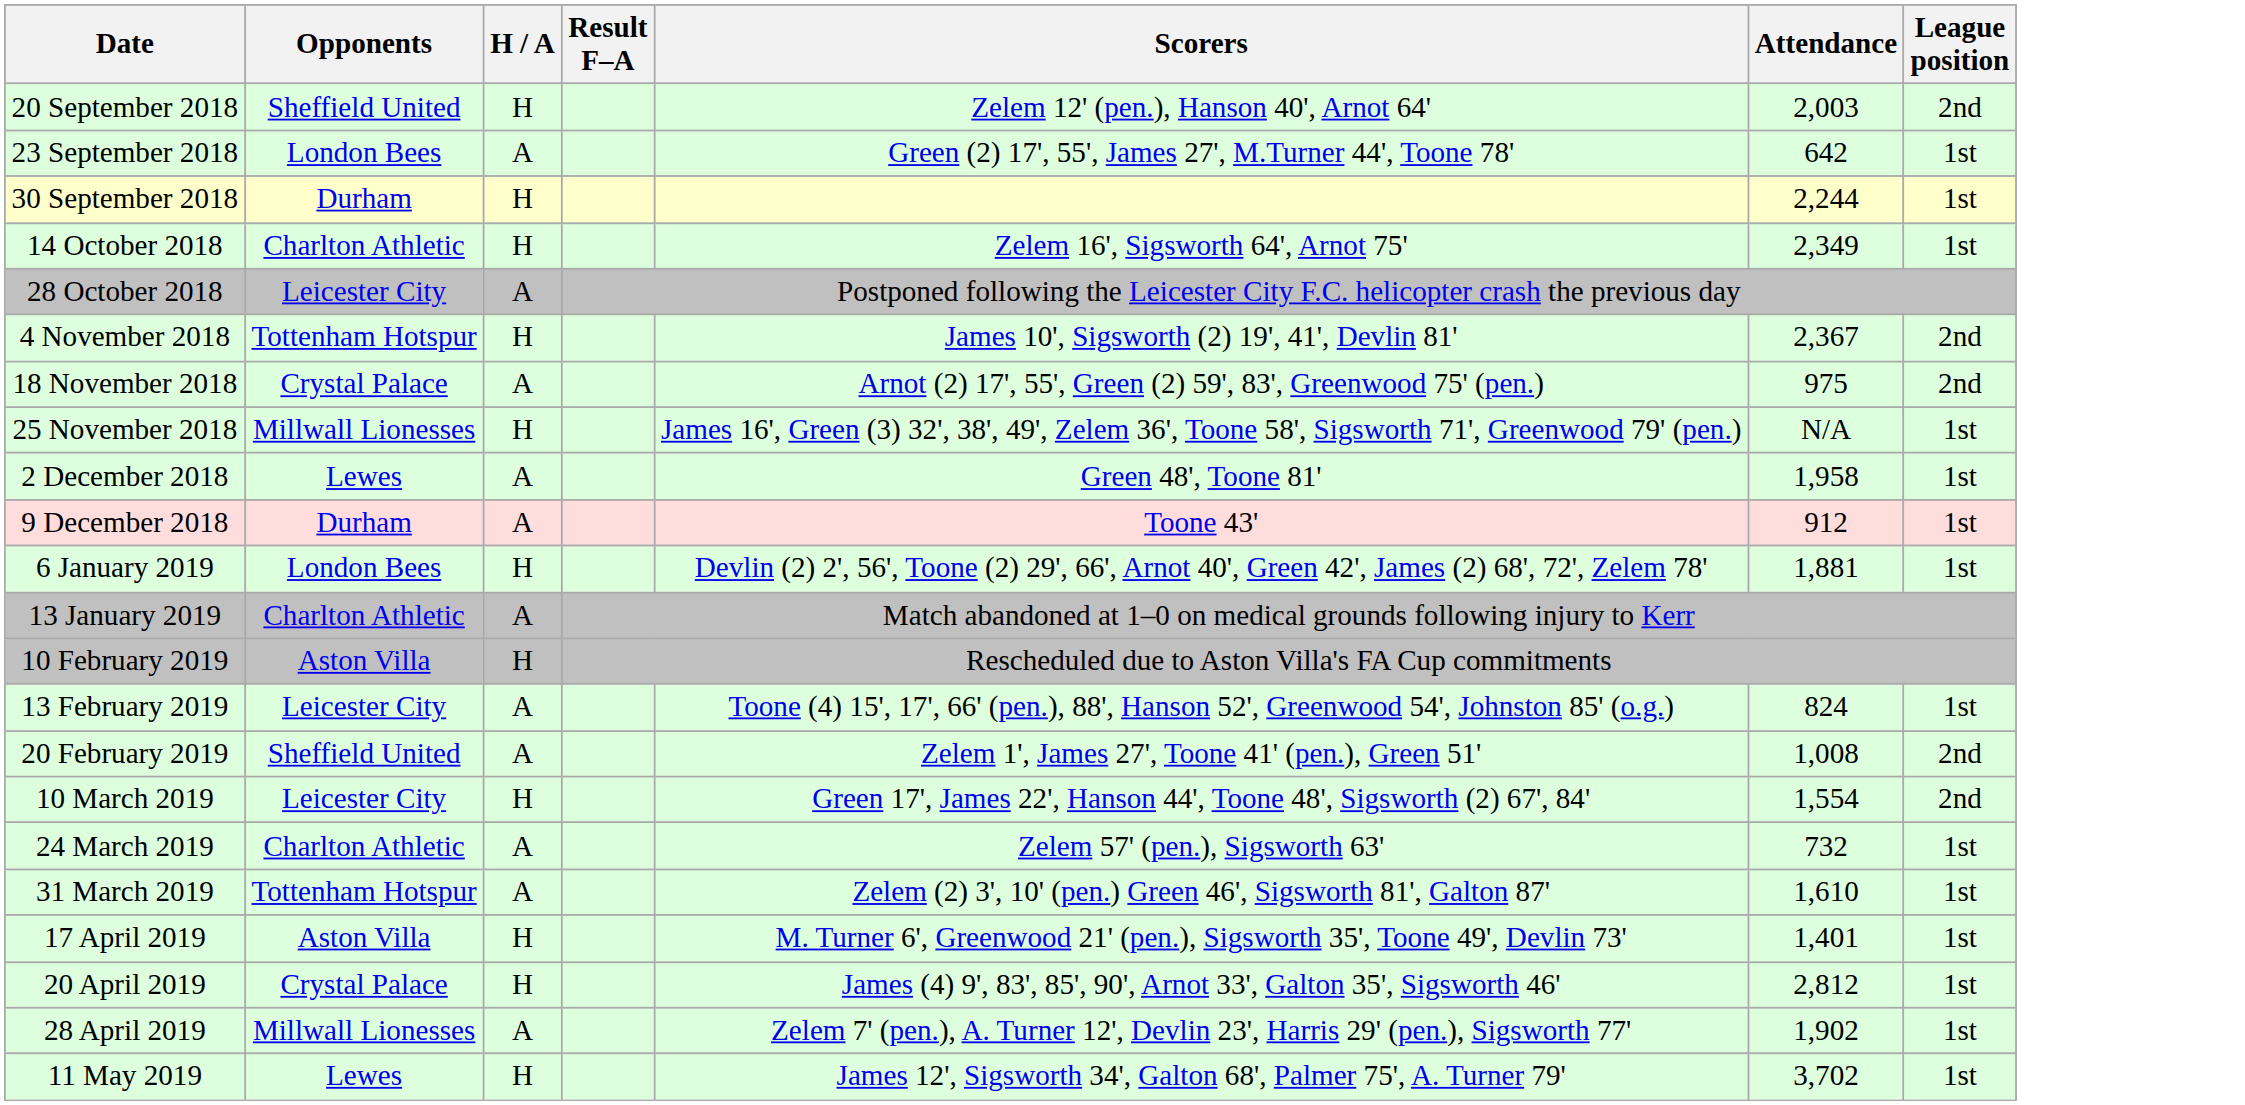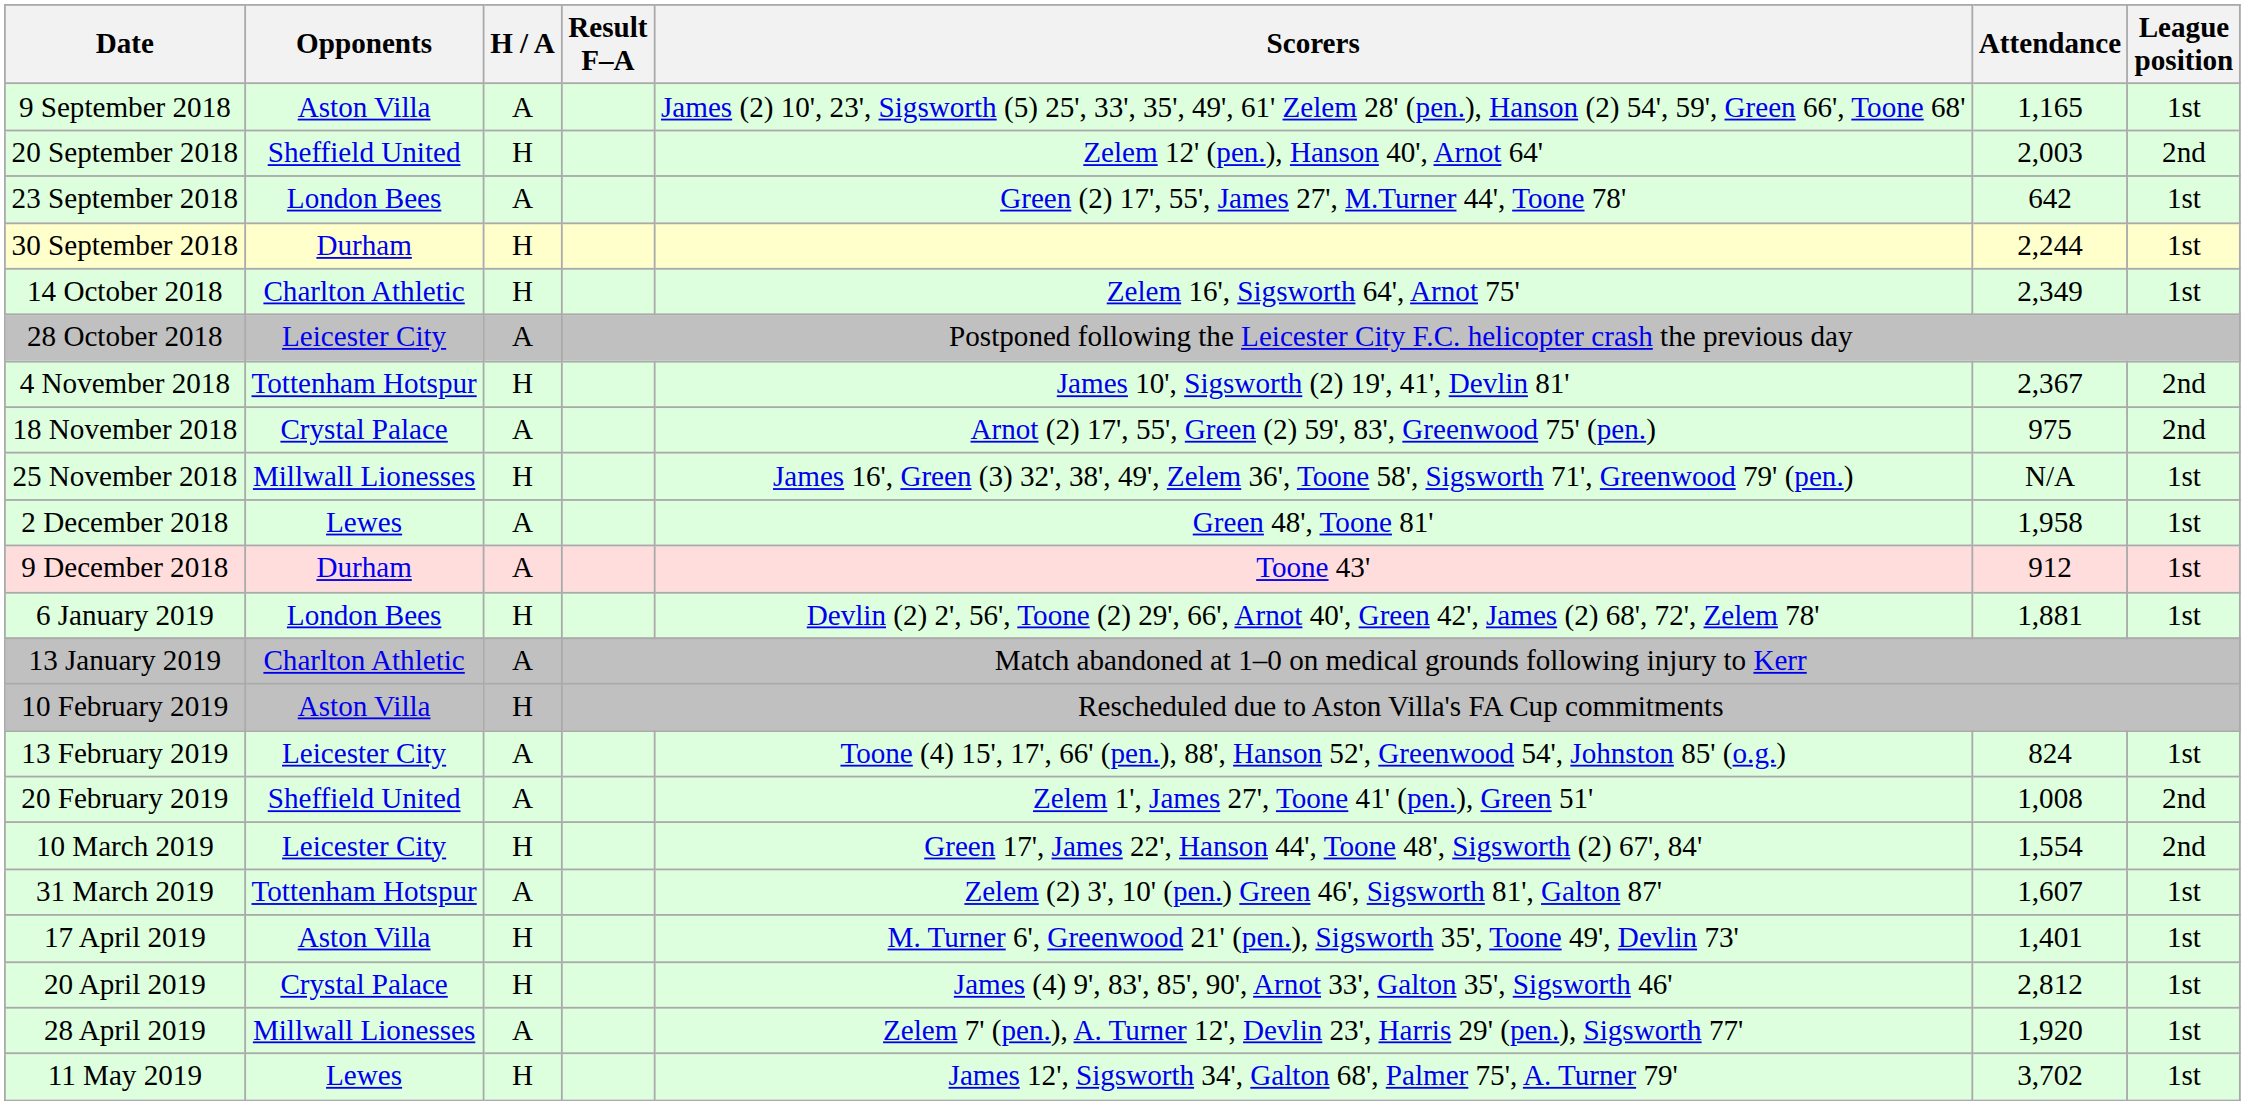+ row: (125, 106)
- row: (125, 845)
(1826, 891) 1,610 -> (2050, 891) 1,607
(1826, 1030) 1,902 -> (2050, 1030) 1,920
